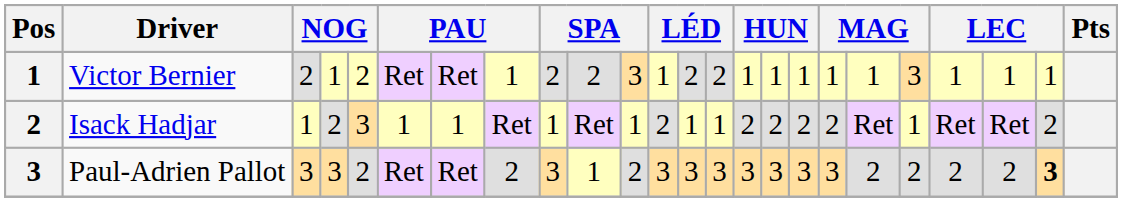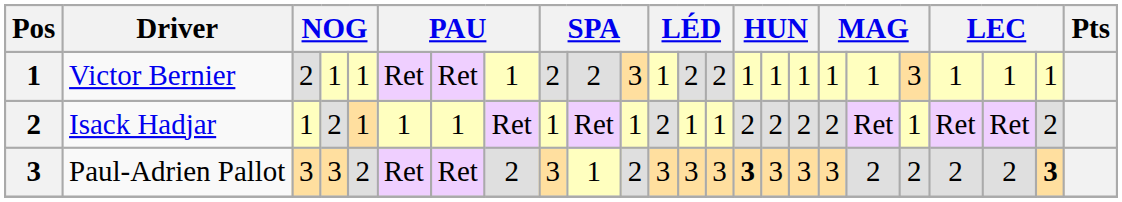(363, 75) 2 -> (363, 75) 1
(363, 123) 3 -> (363, 123) 1
(748, 171) normal -> (748, 171) bold
